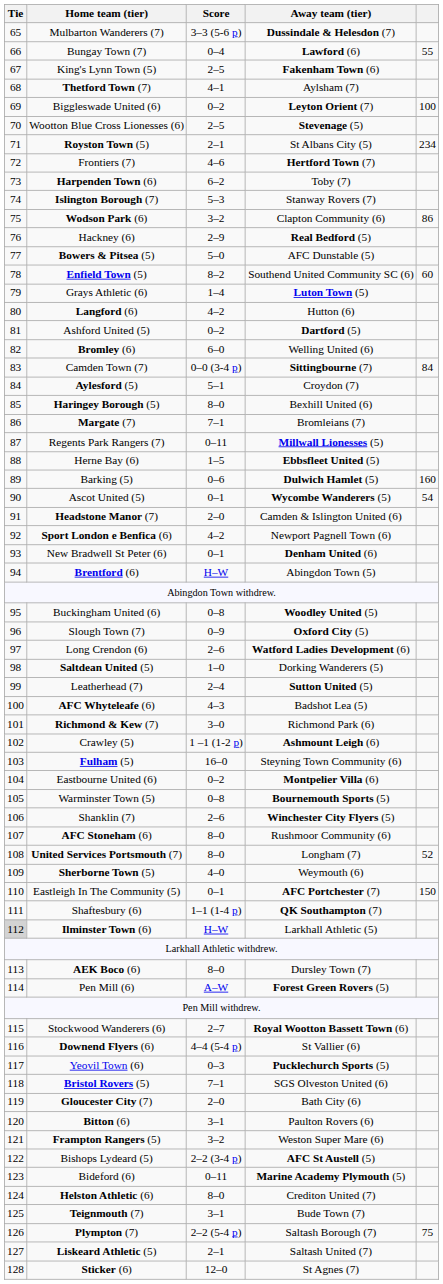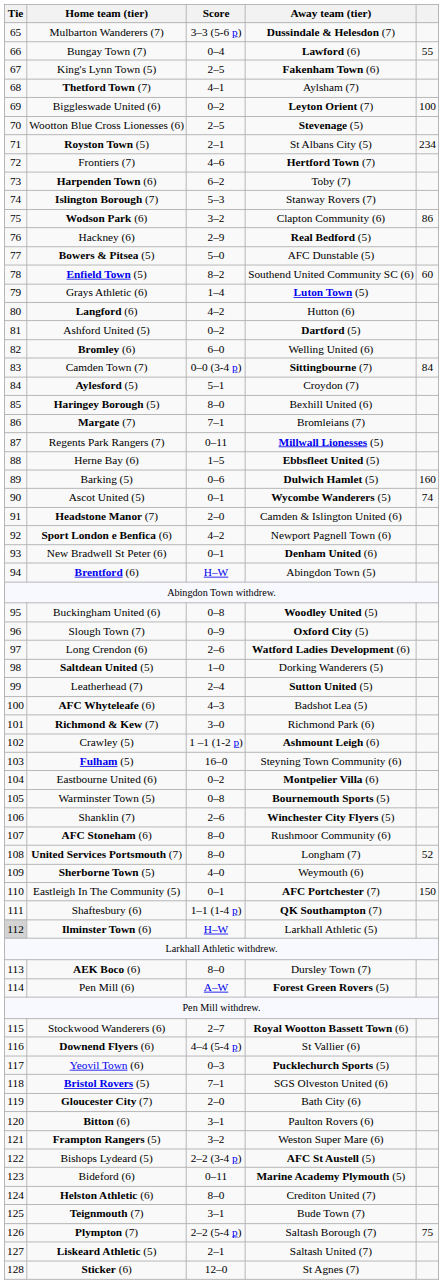(427, 497) 54 -> (427, 497) 74
